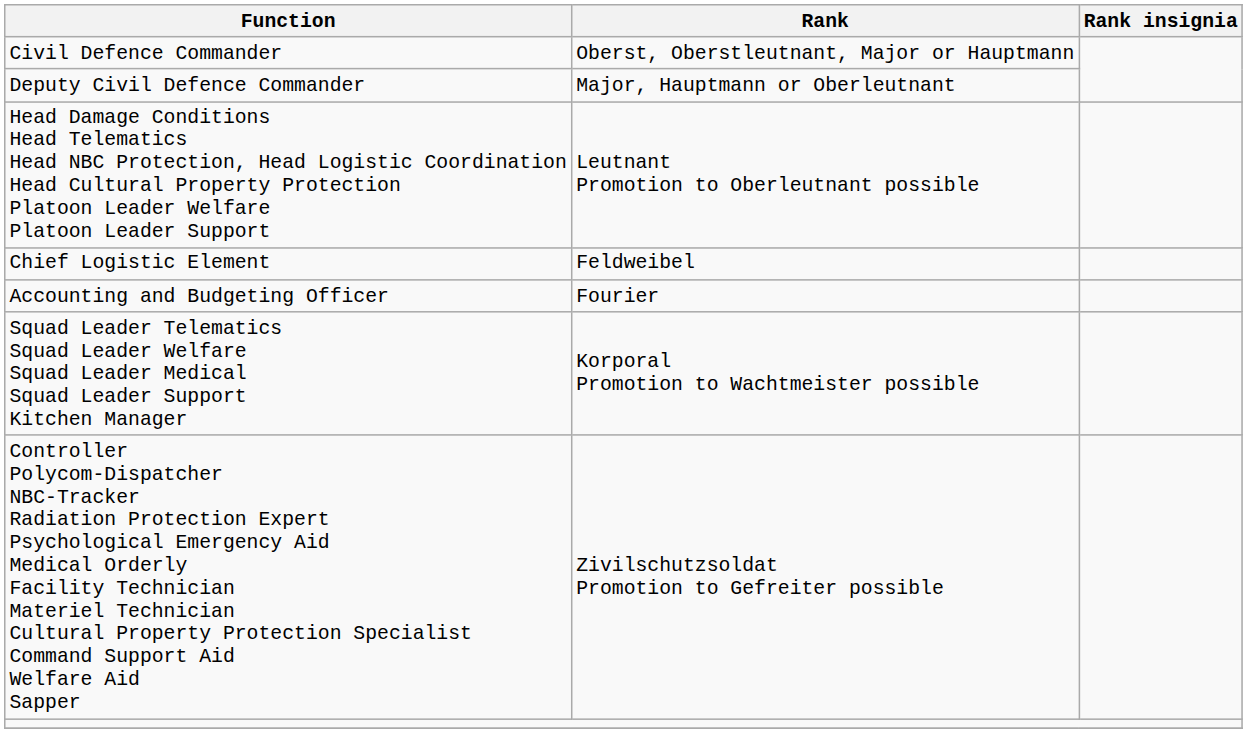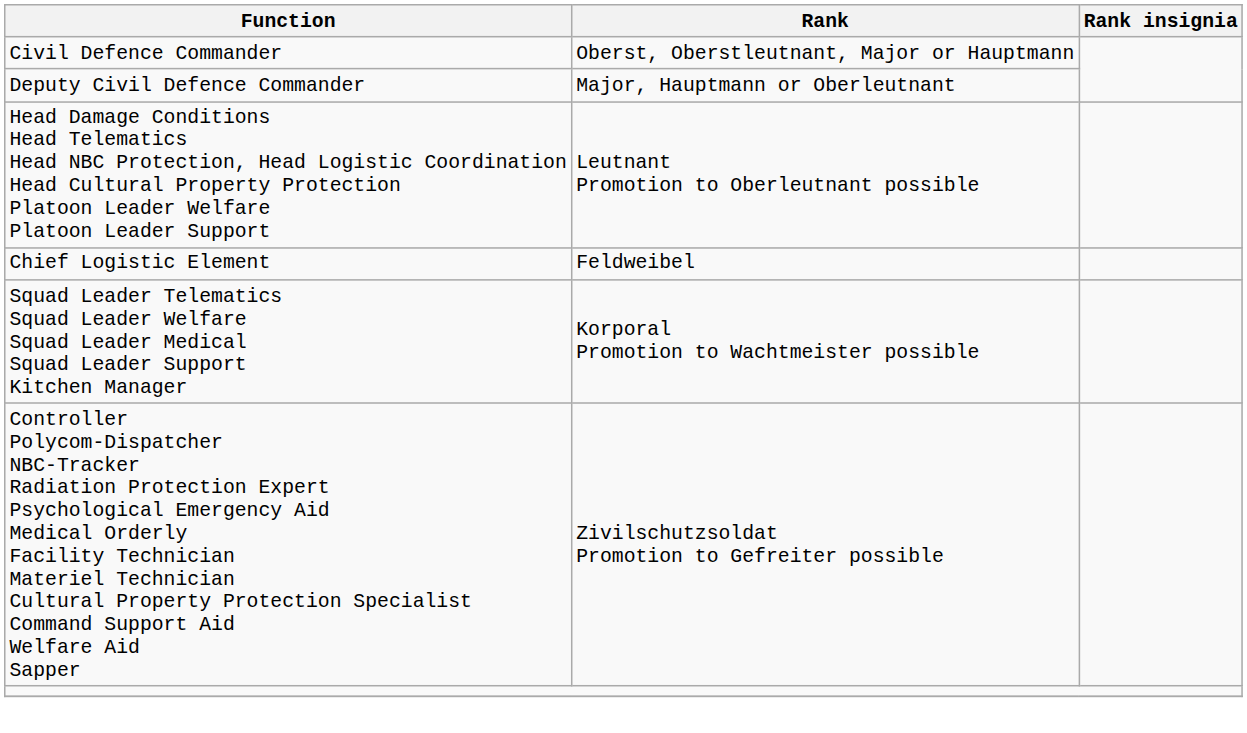- row: (199, 296)
